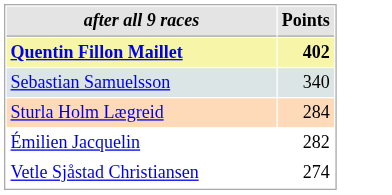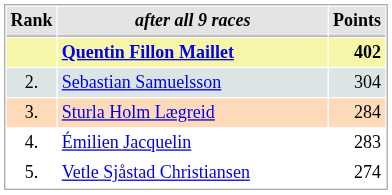+ column: (32, 20)
(316, 82) 340 -> (367, 82) 304
(316, 142) 282 -> (367, 142) 283
